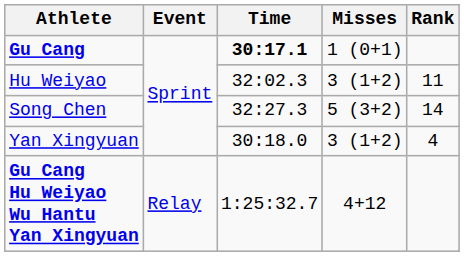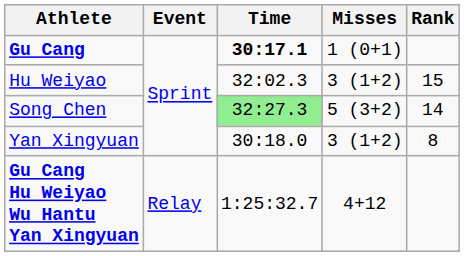(433, 80) 11 -> (433, 80) 15
(270, 110) no background -> (270, 110) lightgreen background
(433, 141) 4 -> (433, 141) 8
